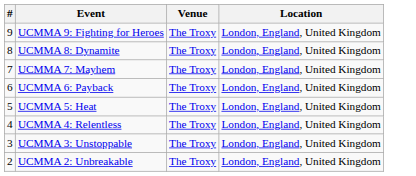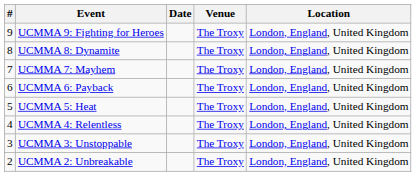+ column: (180, 14)
